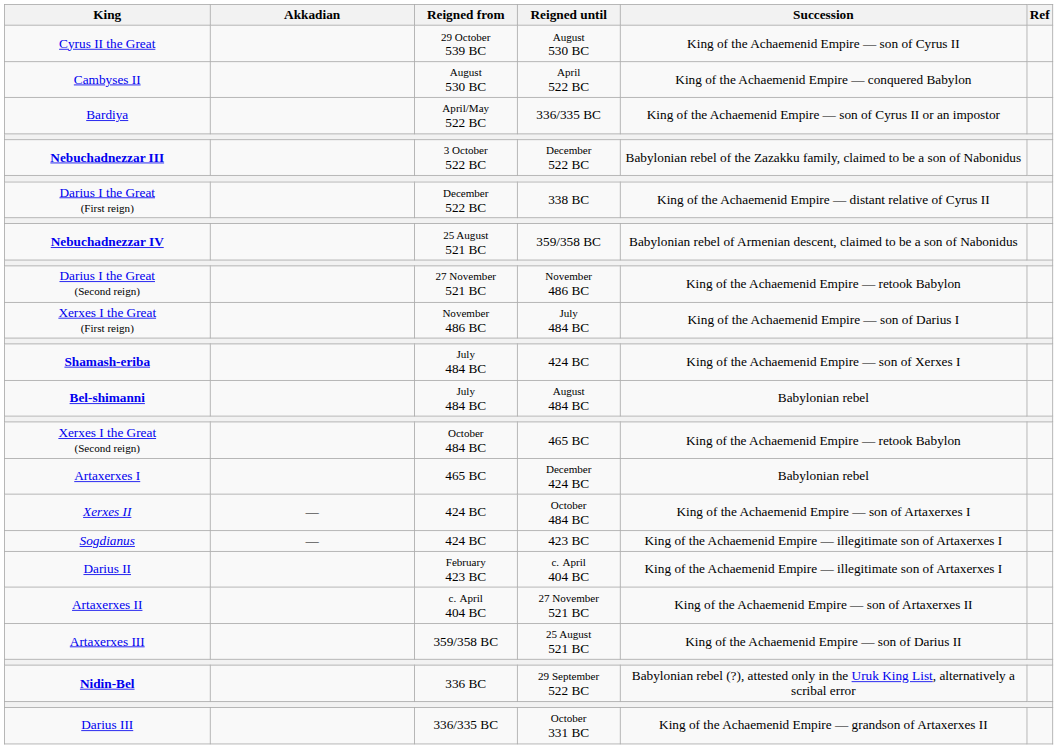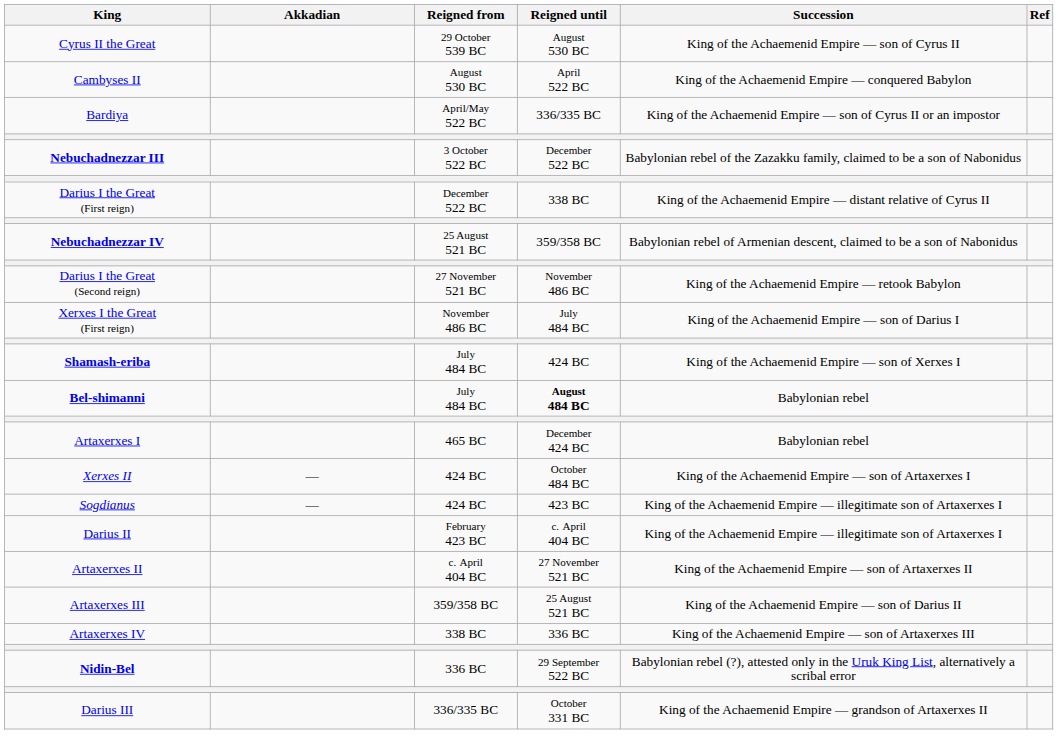(569, 399) normal -> (569, 398) bold
- row: (107, 440)
+ row: (107, 633)
